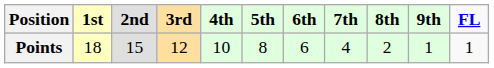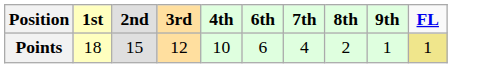- column: (263, 18)
(469, 47) no background -> (428, 47) khaki background
